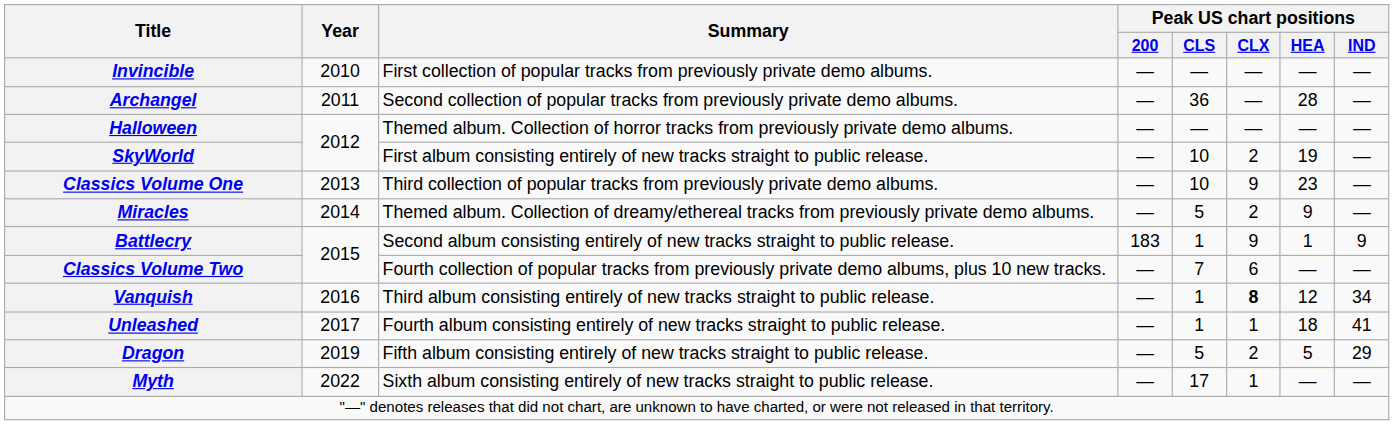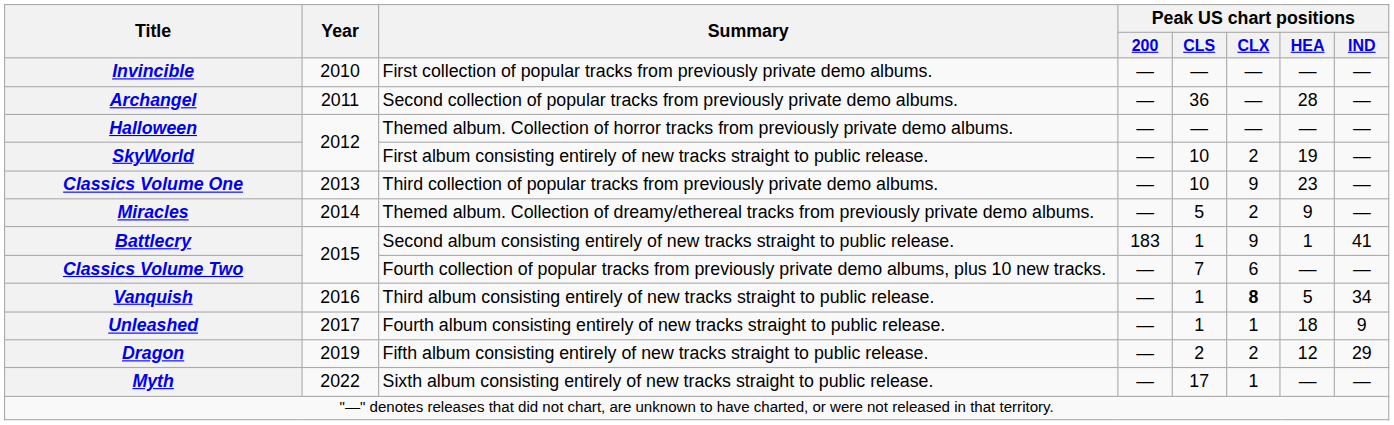(1362, 240) 9 -> (1362, 240) 41
(1308, 297) 12 -> (1308, 297) 5
(1362, 325) 41 -> (1362, 325) 9
(1199, 353) 5 -> (1199, 353) 2
(1308, 353) 5 -> (1308, 353) 12
